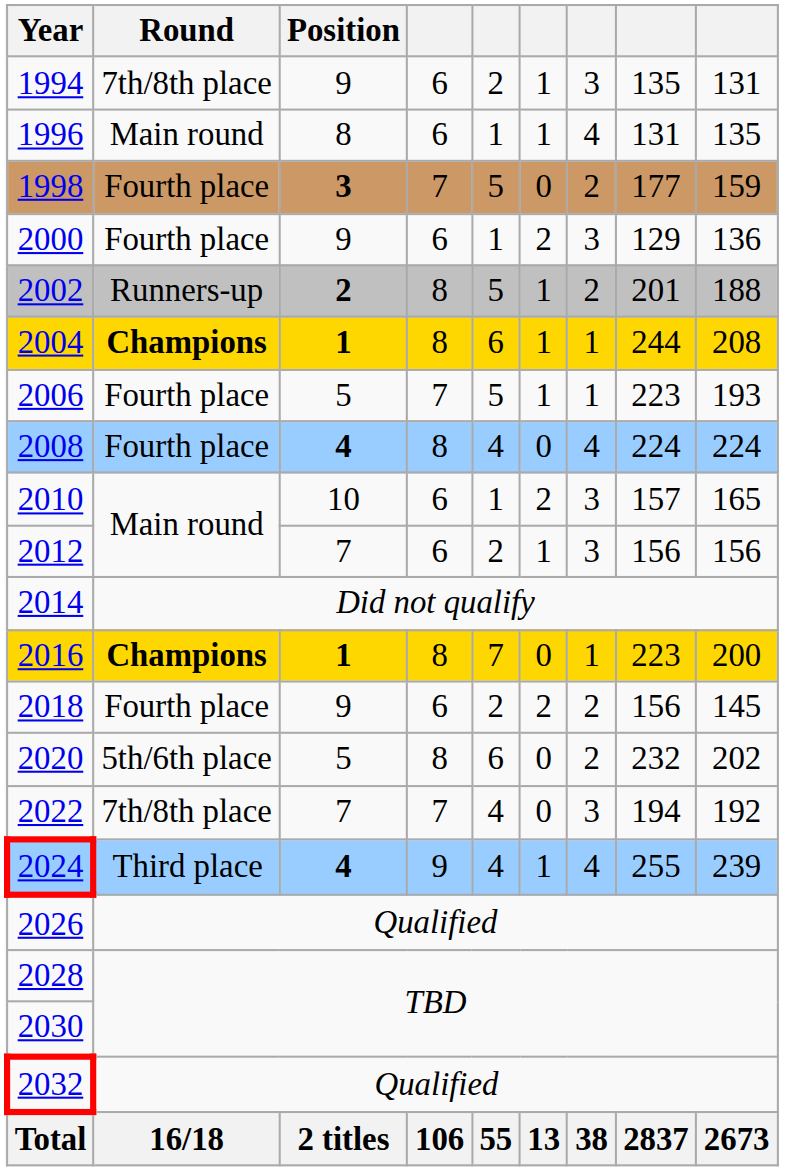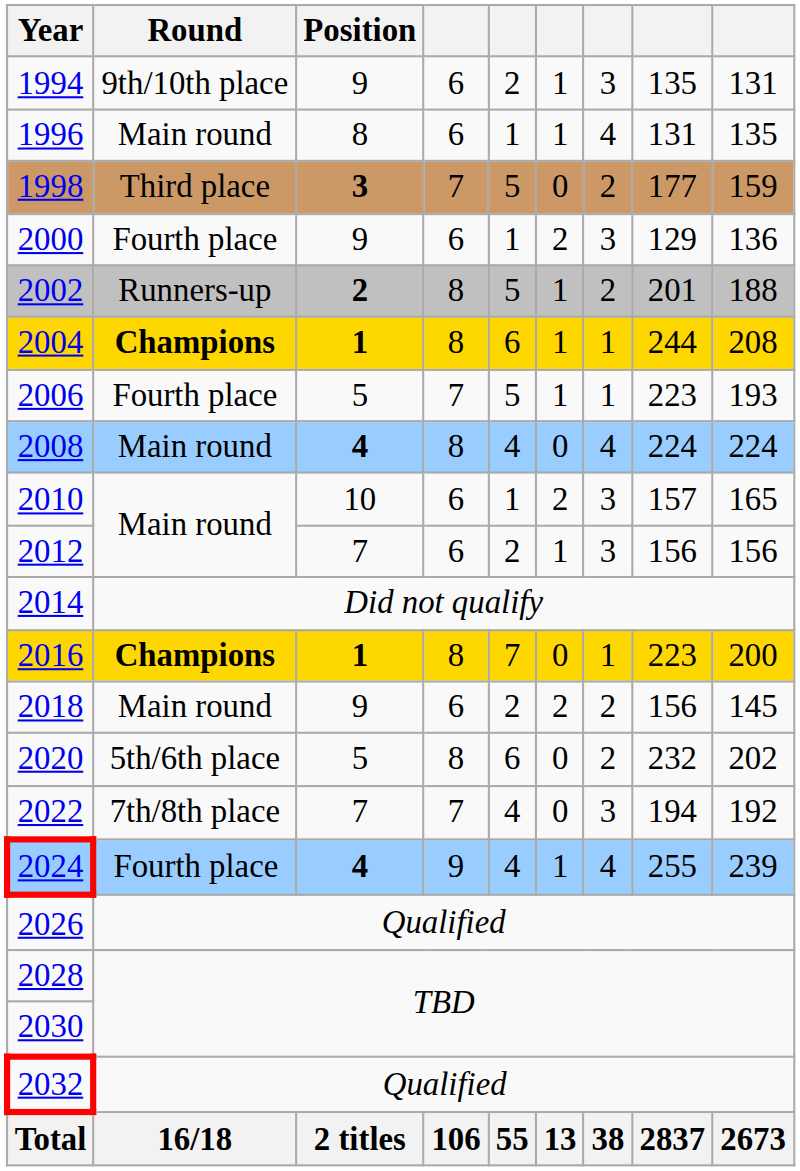(187, 82) 7th/8th place -> (195, 82) 9th/10th place
(187, 186) Fourth place -> (195, 186) Third place
(187, 446) Fourth place -> (195, 446) Main round
(187, 706) Fourth place -> (195, 706) Main round
(188, 866) Third place -> (196, 866) Fourth place
